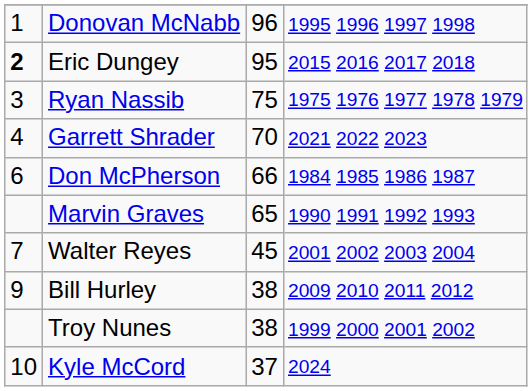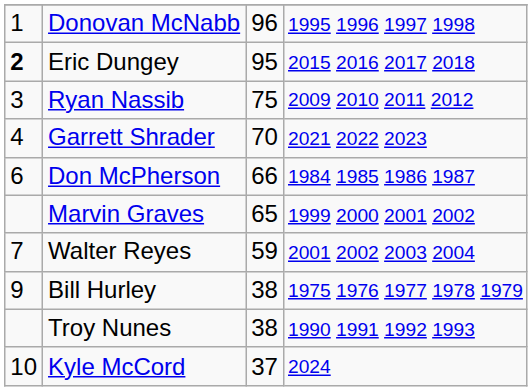(405, 100) 1975 1976 1977 1978 1979 -> (381, 100) 2009 2010 2011 2012
(381, 214) 1990 1991 1992 1993 -> (381, 214) 1999 2000 2001 2002
(265, 251) 45 -> (265, 251) 59
(381, 290) 2009 2010 2011 2012 -> (405, 290) 1975 1976 1977 1978 1979
(381, 328) 1999 2000 2001 2002 -> (381, 328) 1990 1991 1992 1993
